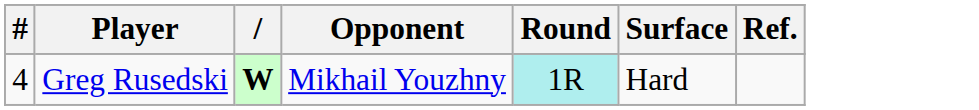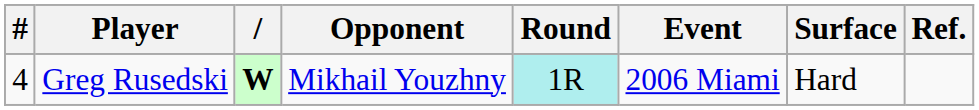+ column: (703, 29)
